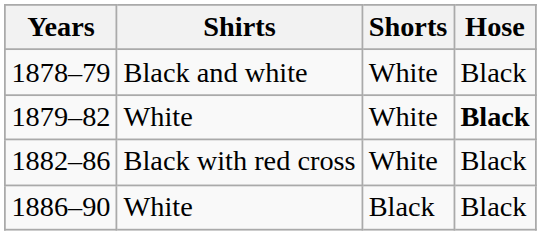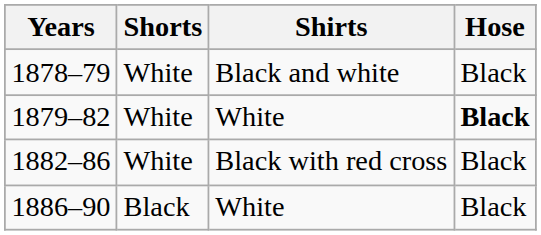columns swapped: (240, 26) <-> (408, 26)
